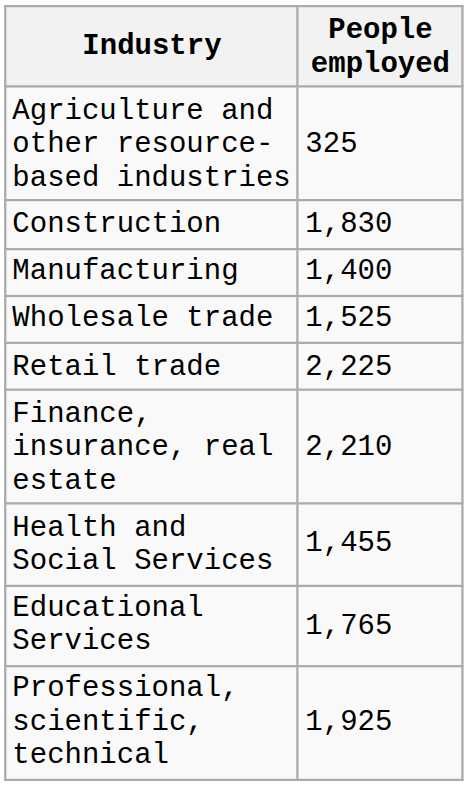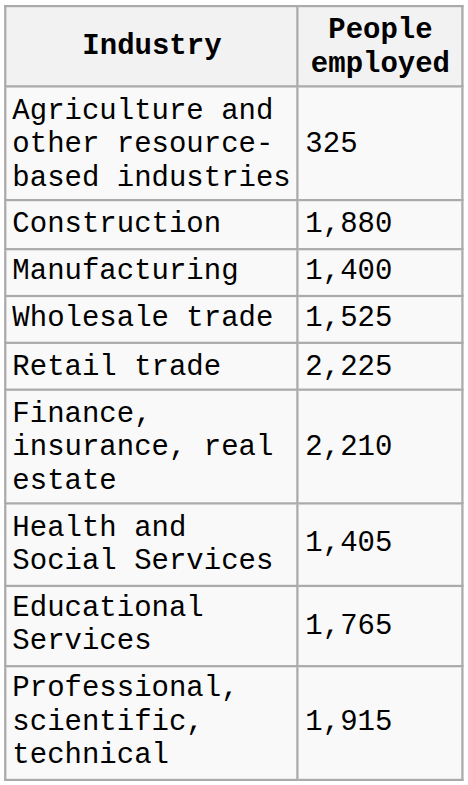(349, 225) 1,830 -> (349, 225) 1,880
(349, 544) 1,455 -> (349, 544) 1,405
(349, 723) 1,925 -> (349, 723) 1,915
